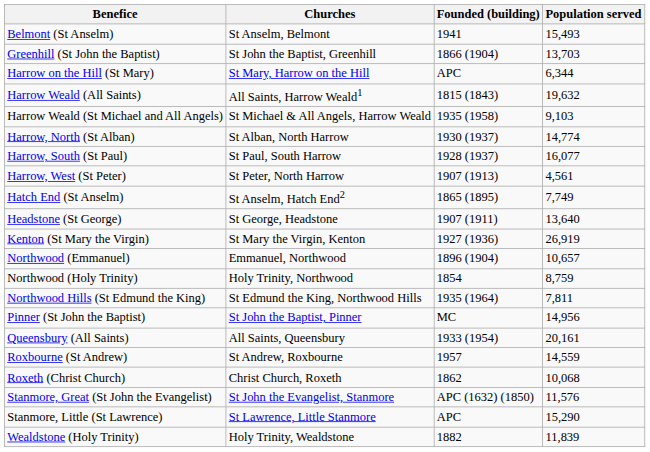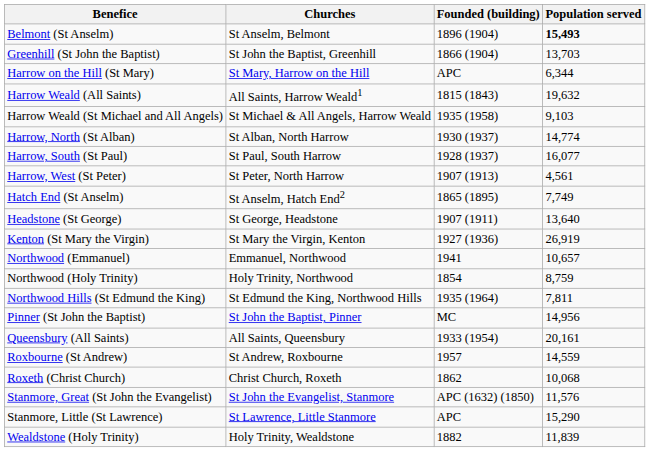(449, 34) 1941 -> (467, 34) 1896 (1904)
(563, 34) normal -> (563, 34) bold
(467, 258) 1896 (1904) -> (449, 258) 1941
